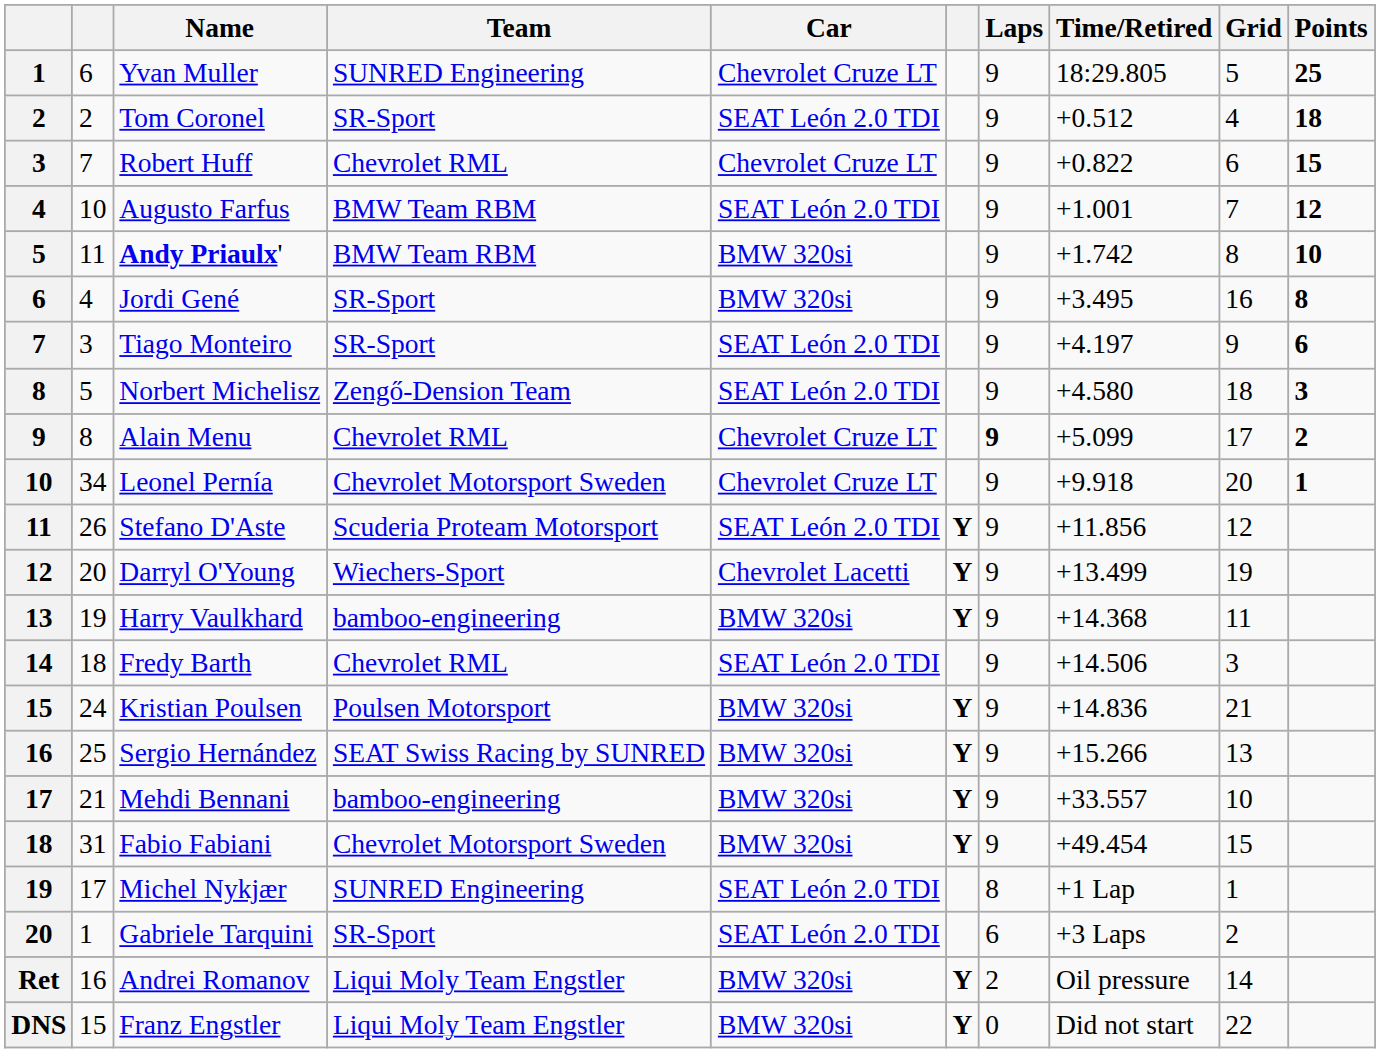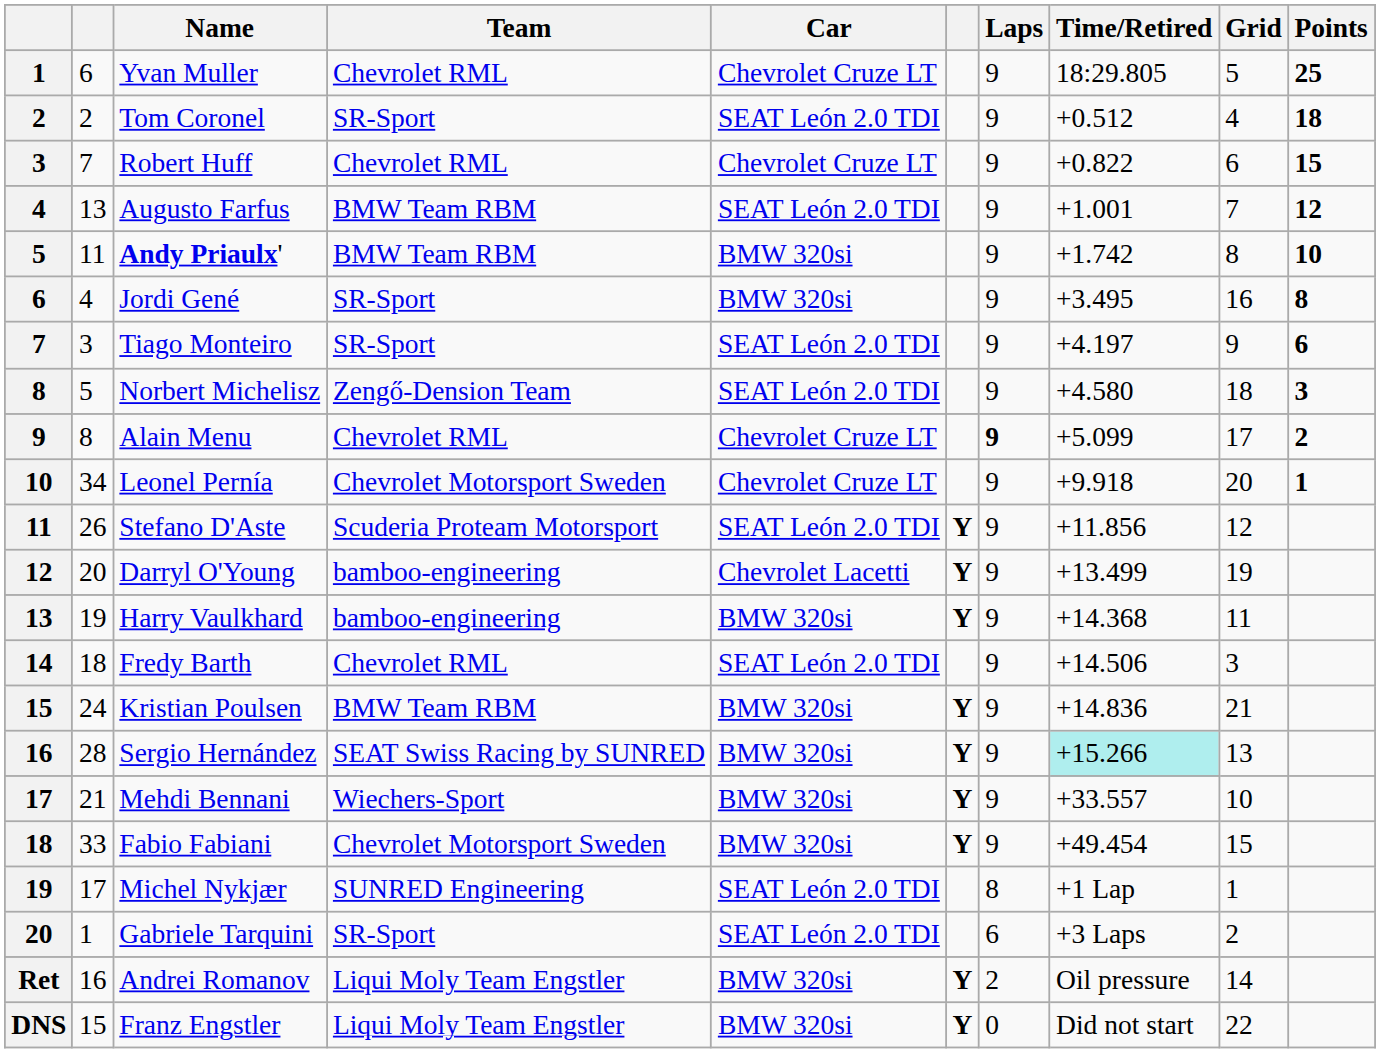(459, 72) SUNRED Engineering -> (420, 72) Chevrolet RML
(93, 208) 10 -> (93, 208) 13
(419, 571) Wiechers-Sport -> (447, 571) bamboo-engineering
(442, 707) Poulsen Motorsport -> (435, 707) BMW Team RBM
(93, 753) 25 -> (93, 753) 28
(1102, 753) no background -> (1102, 753) paleturquoise background
(447, 798) bamboo-engineering -> (419, 798) Wiechers-Sport
(93, 843) 31 -> (93, 843) 33
